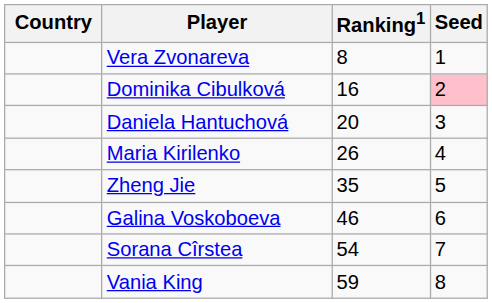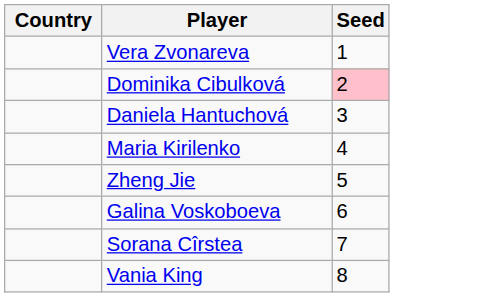- column: (381, 23)
